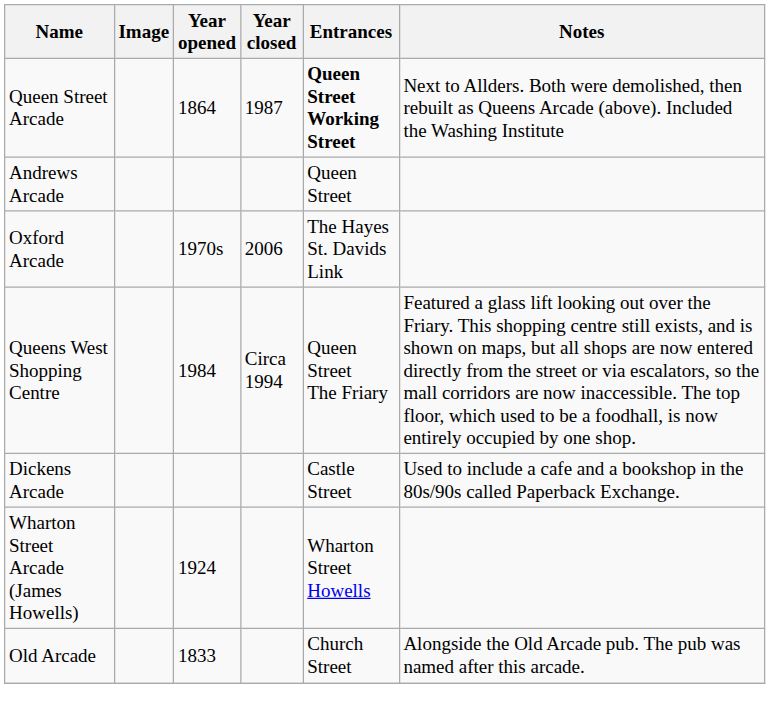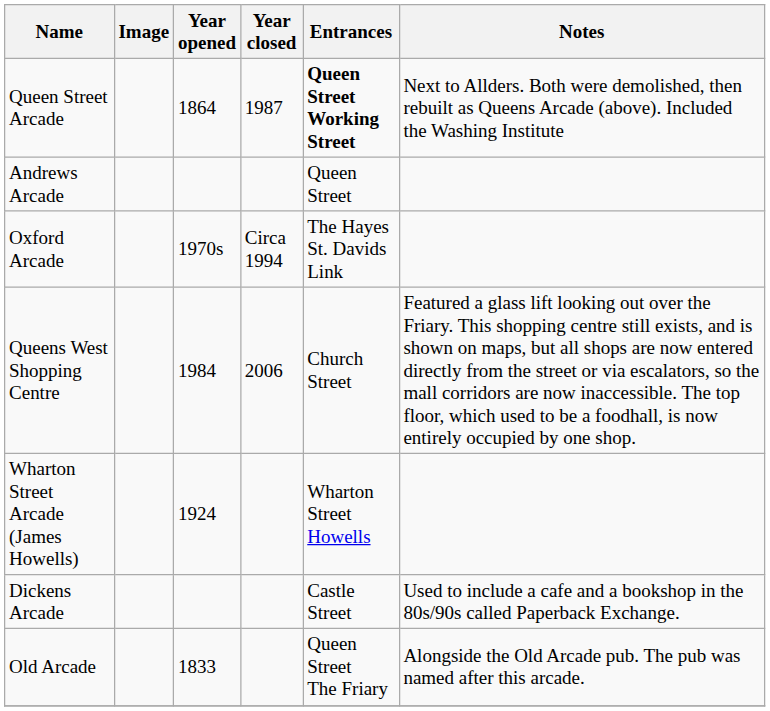(264, 249) 2006 -> (265, 249) Circa 1994
(265, 370) Circa 1994 -> (264, 370) 2006
(348, 370) Queen Street The Friary -> (335, 370) Church Street
rows swapped: (44, 568) <-> (40, 480)
(335, 655) Church Street -> (348, 667) Queen Street The Friary
